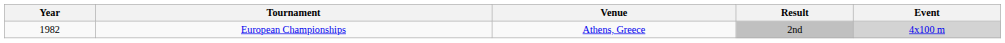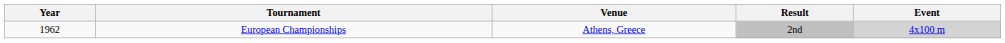(50, 29) 1982 -> (50, 29) 1962
